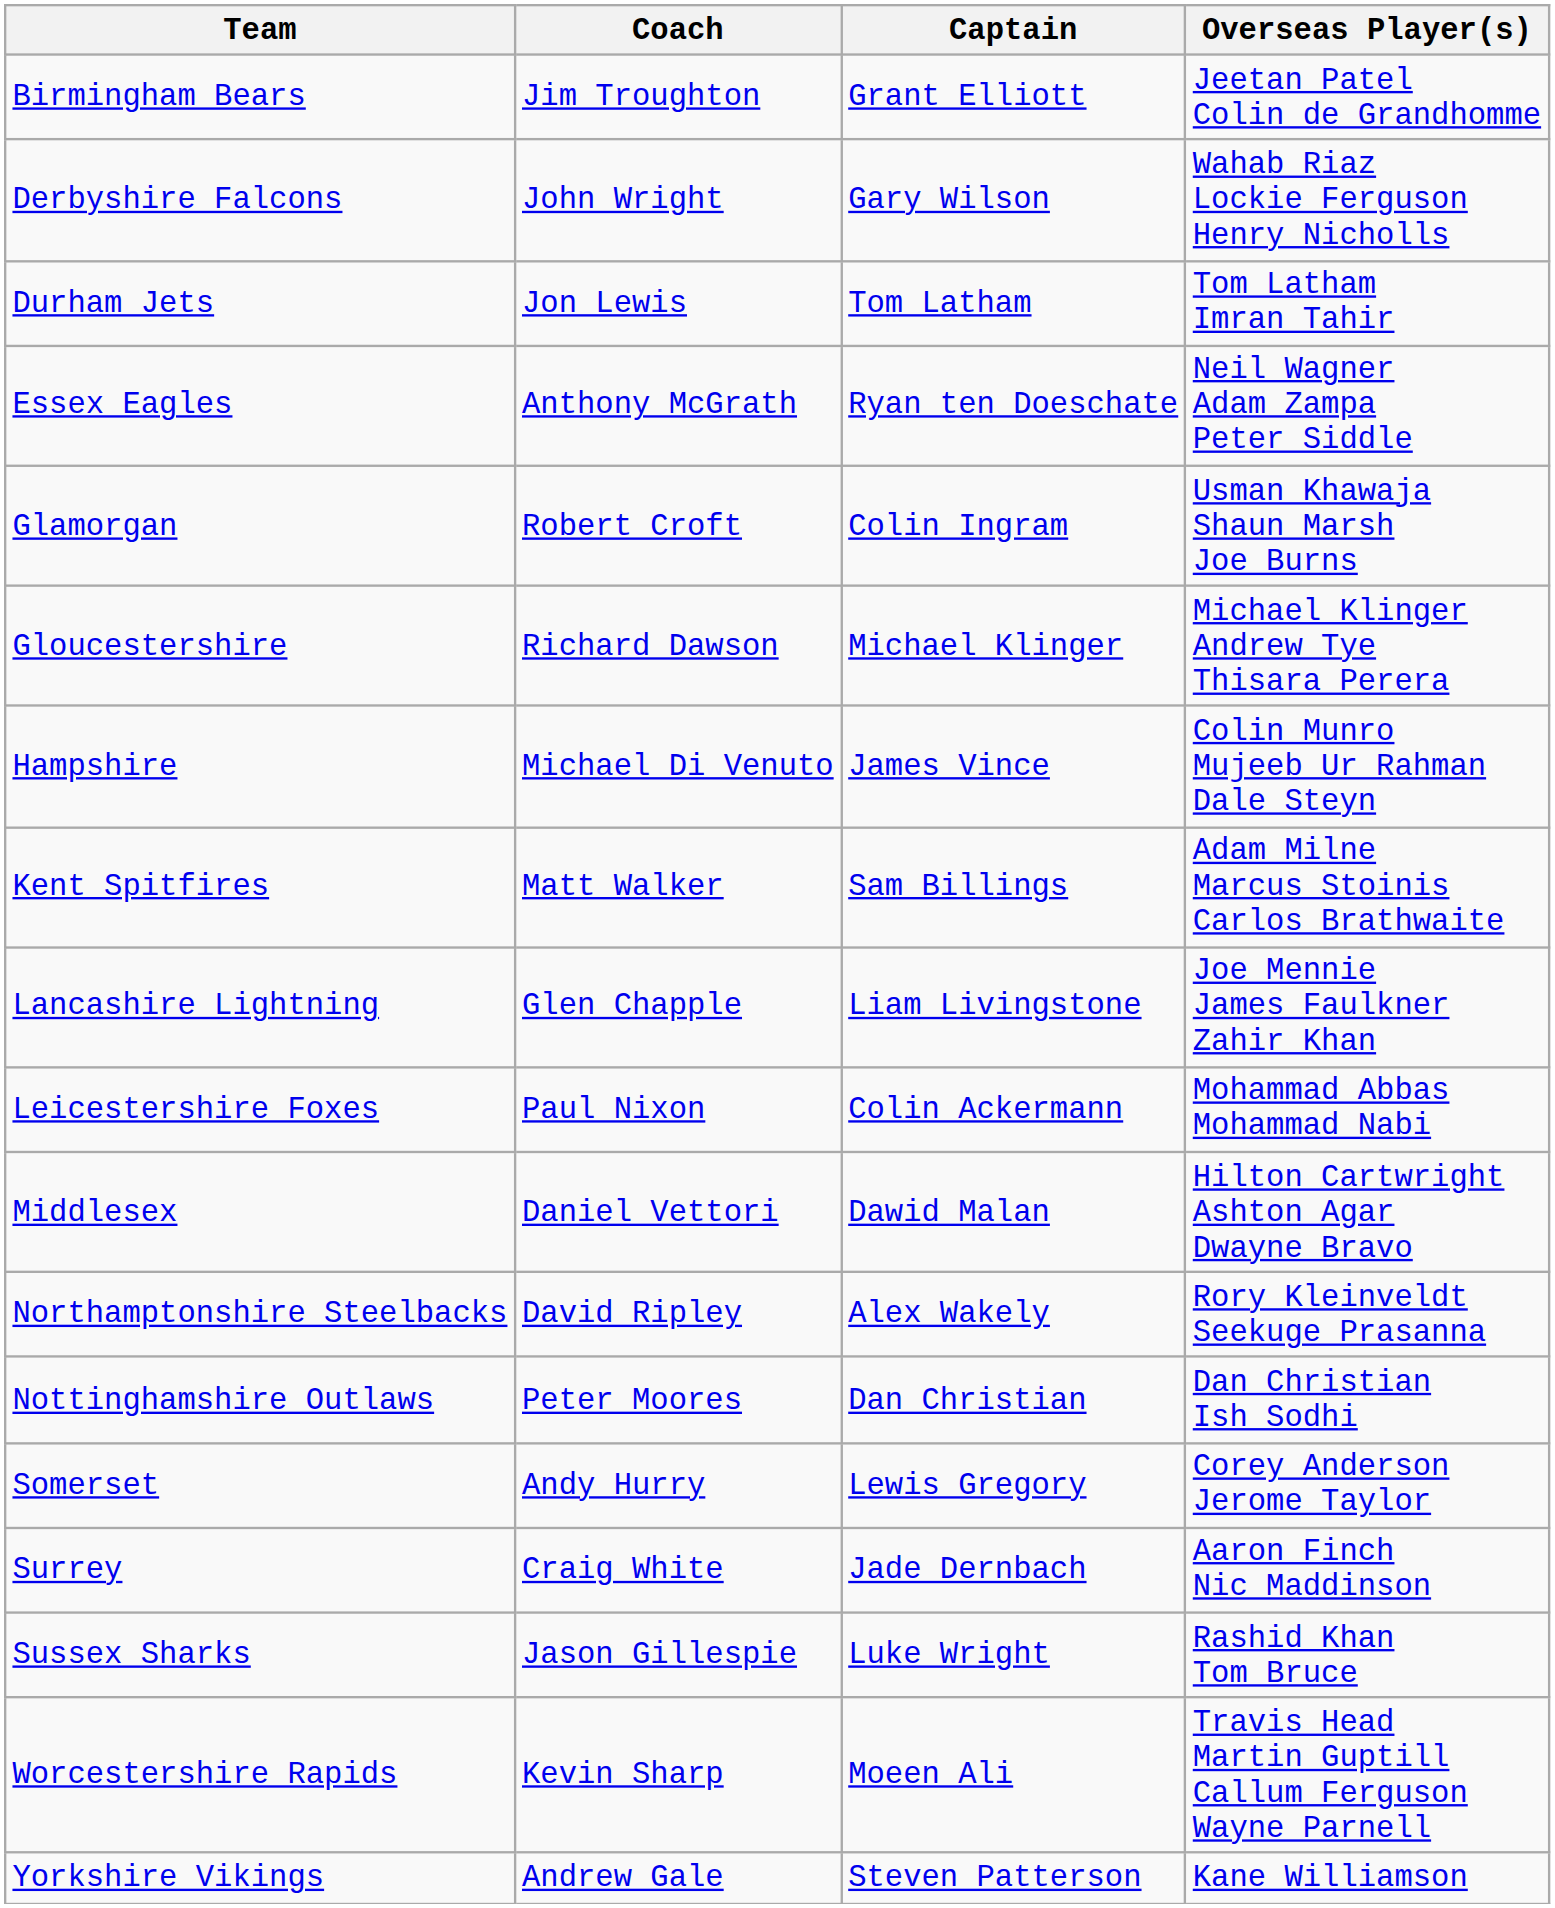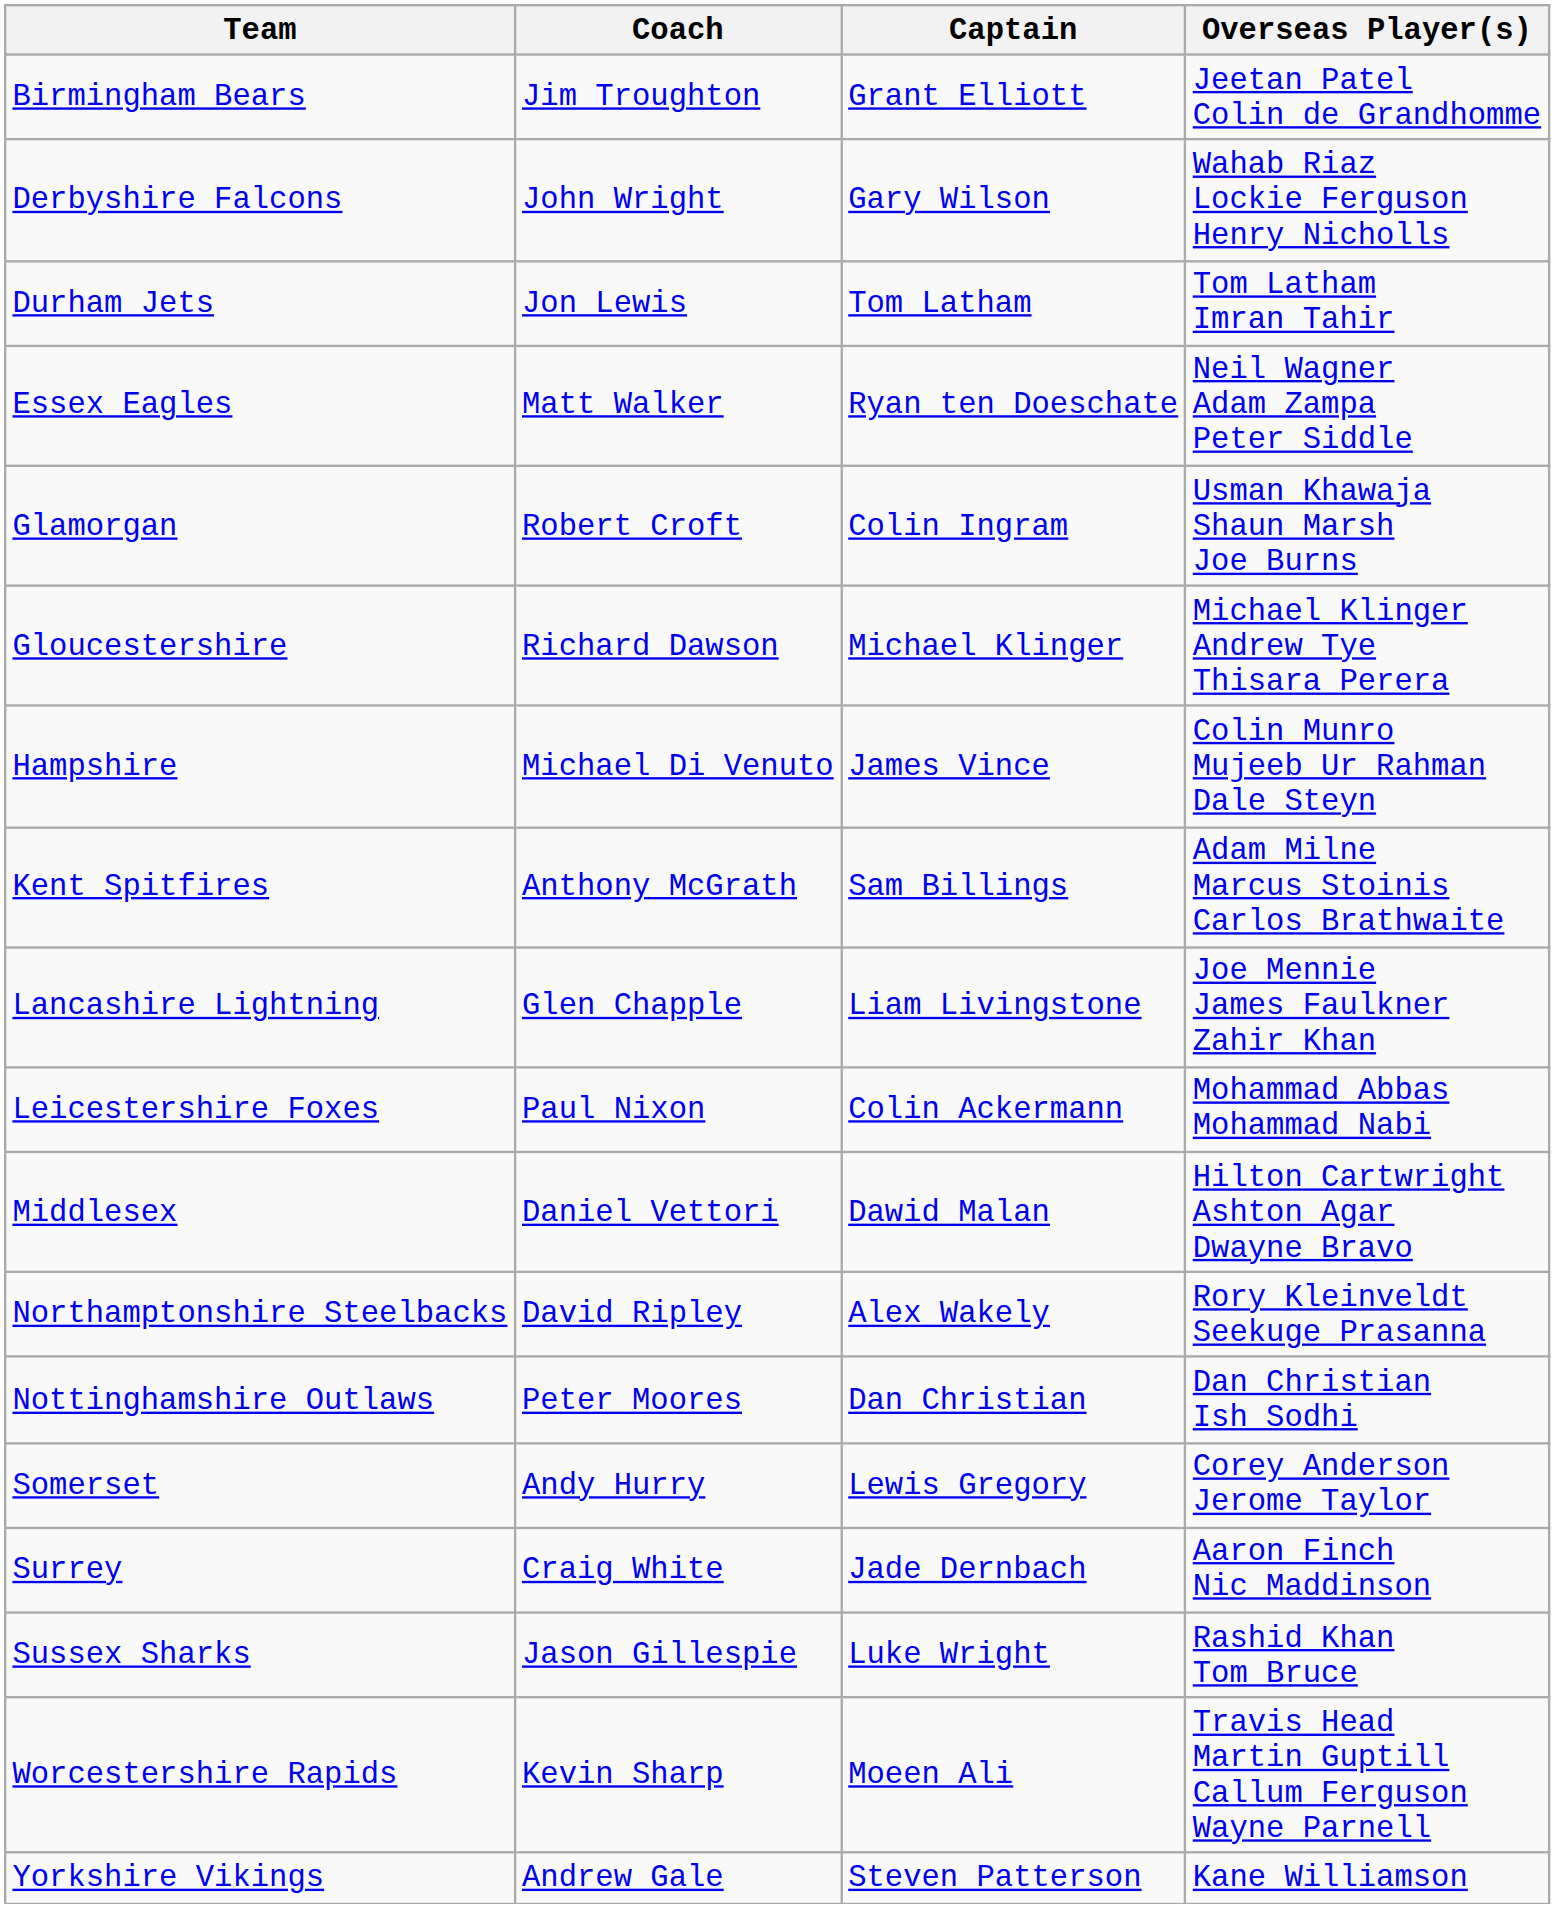(660, 405) Anthony McGrath -> (623, 405) Matt Walker
(623, 887) Matt Walker -> (660, 887) Anthony McGrath
